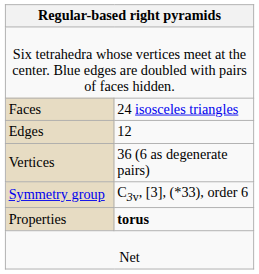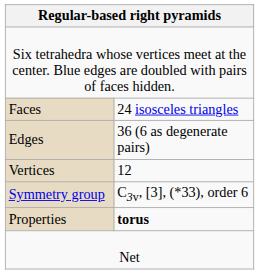(124, 131) 12 -> (172, 139) 36 (6 as degenerate pairs)
(172, 162) 36 (6 as degenerate pairs) -> (124, 170) 12
